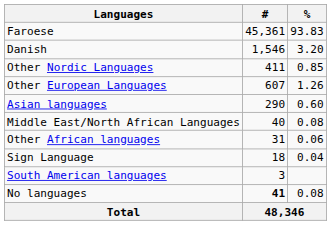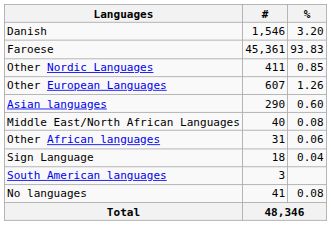rows swapped: (30, 31) <-> (27, 49)
(278, 194) bold -> (278, 194) normal
